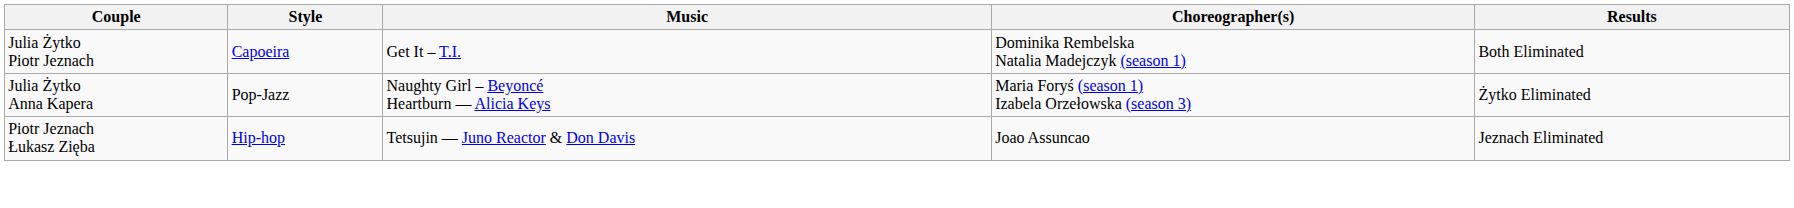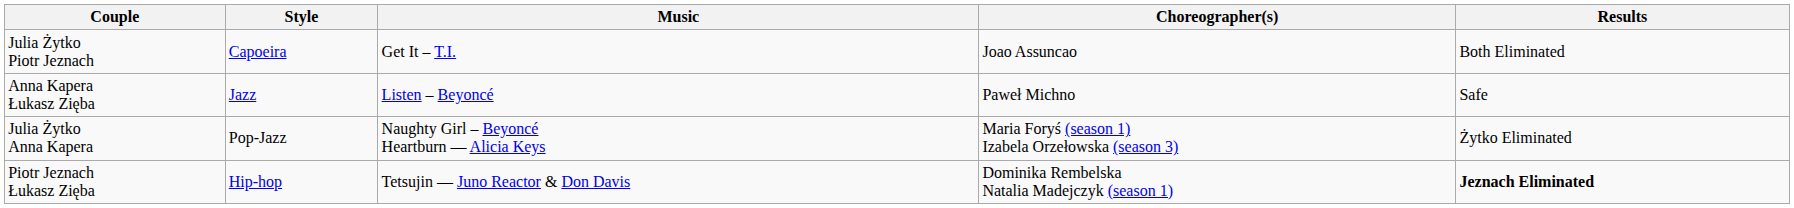(1090, 51) Dominika Rembelska Natalia Madejczyk (season 1) -> (1030, 51) Joao Assuncao
+ row: (52, 94)
(1042, 138) Joao Assuncao -> (1078, 181) Dominika Rembelska Natalia Madejczyk (season 1)
(1541, 138) normal -> (1527, 181) bold
